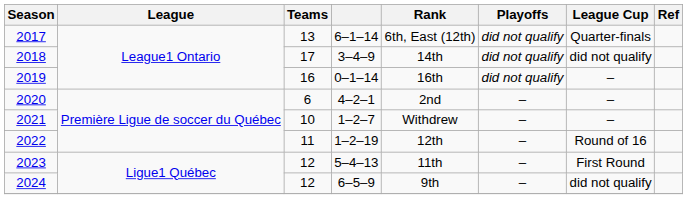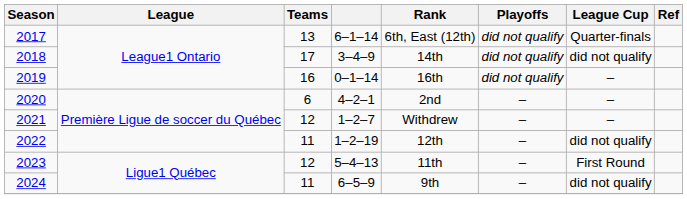(308, 120) 10 -> (308, 120) 12
(611, 141) Round of 16 -> (611, 141) did not qualify
(308, 183) 12 -> (308, 183) 11
